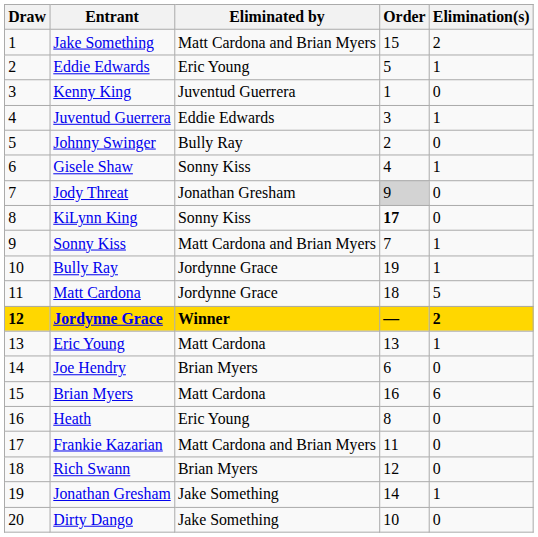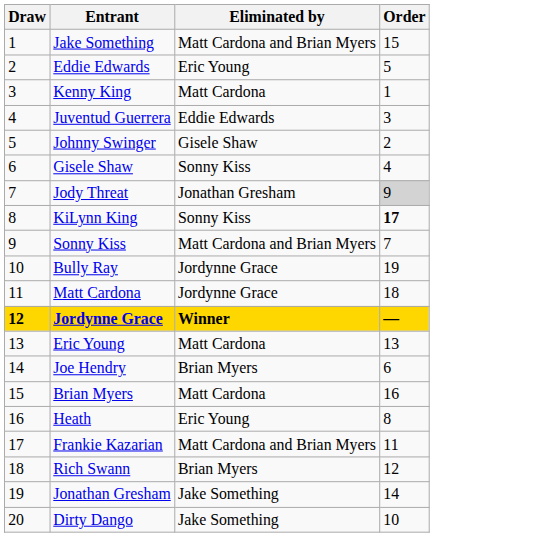- column: (481, 17)
(237, 92) Juventud Guerrera -> (222, 92) Matt Cardona
(210, 142) Bully Ray -> (218, 142) Gisele Shaw
